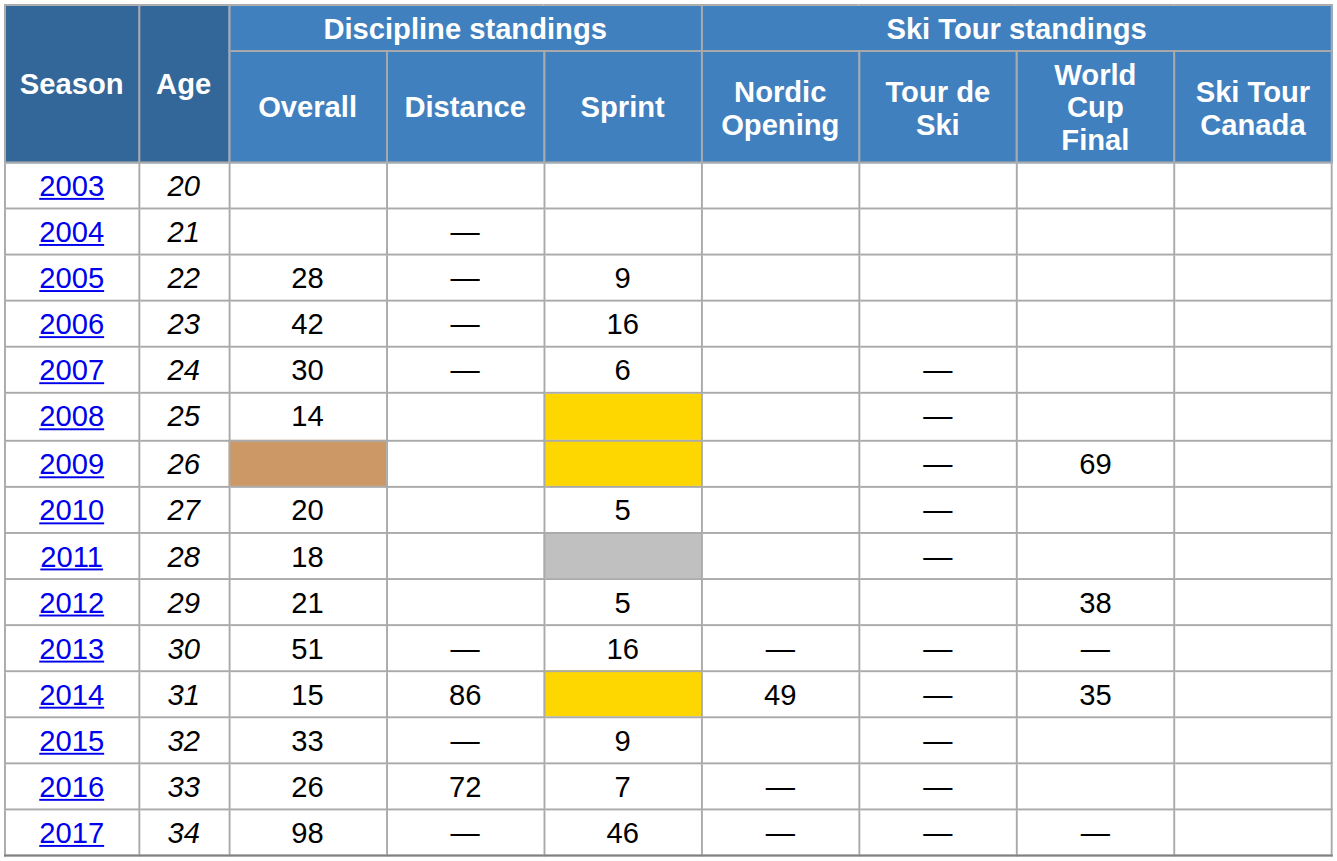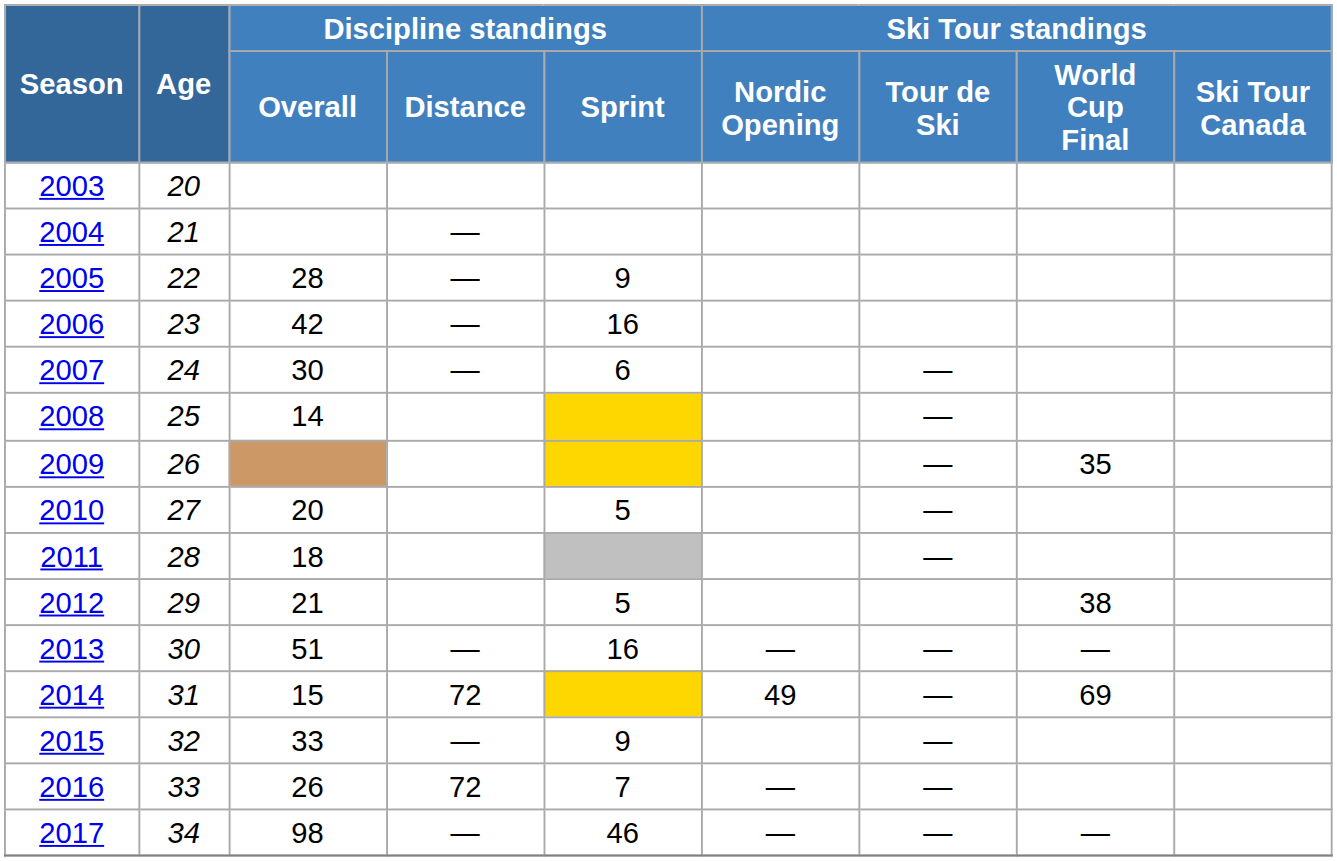(1095, 463) 69 -> (1095, 463) 35
(465, 694) 86 -> (465, 694) 72
(1095, 694) 35 -> (1095, 694) 69
